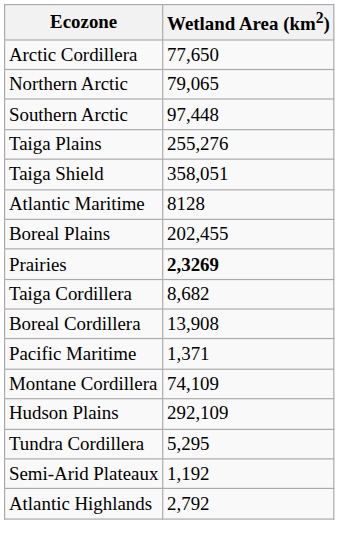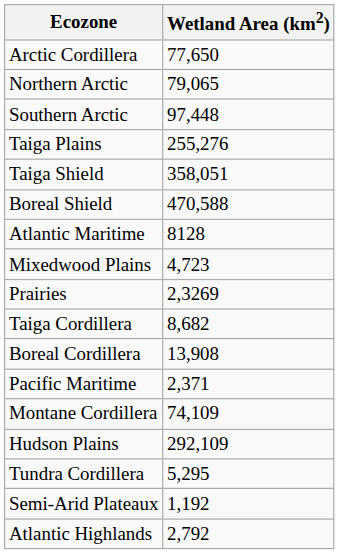+ row: (61, 204)
+ row: (80, 264)
- row: (60, 234)
(193, 264) bold -> (193, 294) normal
(188, 353) 1,371 -> (188, 383) 2,371
